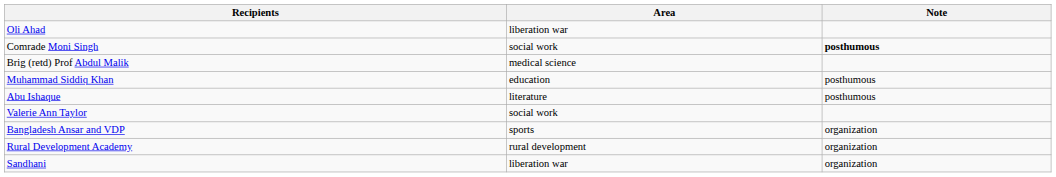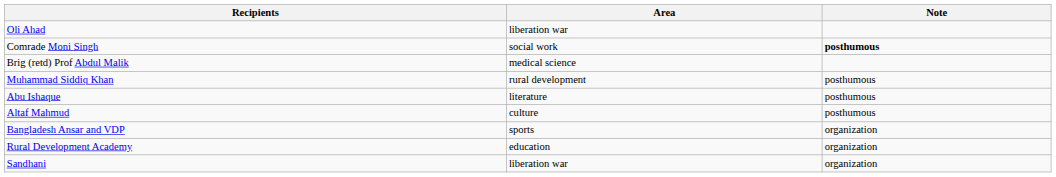(529, 79) education -> (547, 79) rural development
+ row: (38, 113)
- row: (47, 113)
(547, 146) rural development -> (529, 146) education
